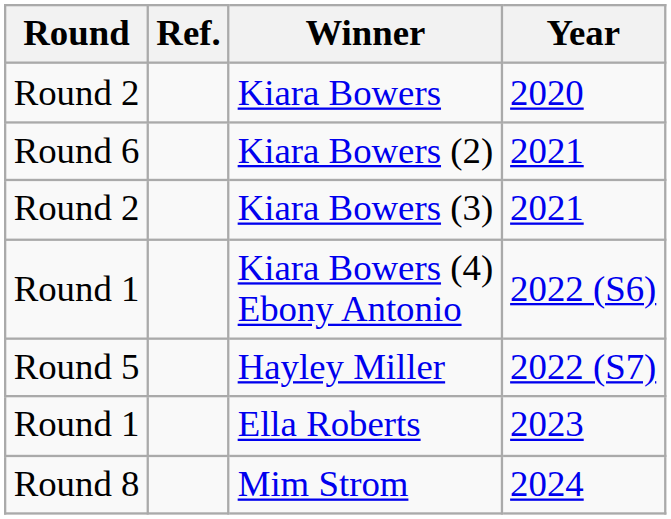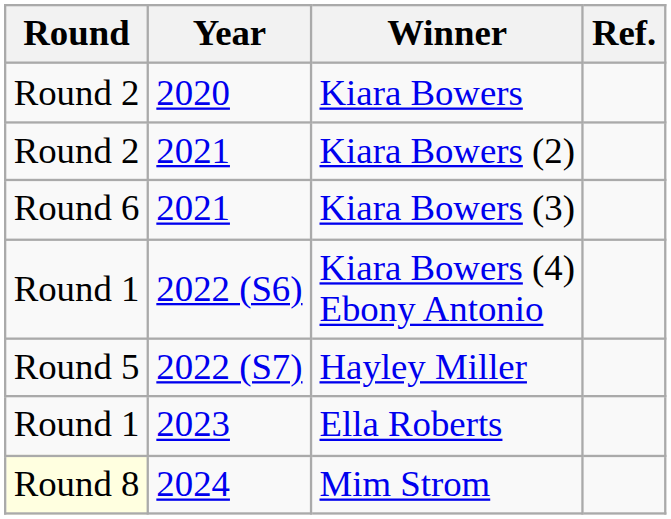columns swapped: (583, 33) <-> (189, 33)
(77, 150) Round 6 -> (77, 150) Round 2
(77, 208) Round 2 -> (77, 208) Round 6
(77, 483) no background -> (77, 483) lightyellow background
